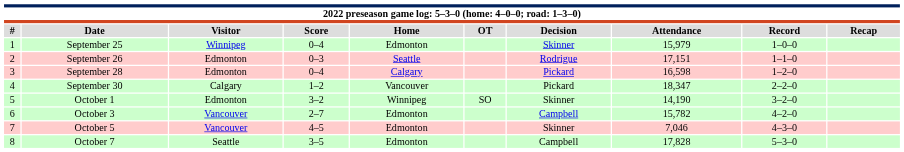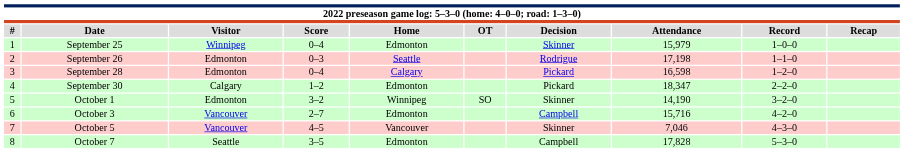(677, 58) 17,151 -> (677, 58) 17,198
(407, 86) Vancouver -> (407, 86) Edmonton
(677, 114) 15,782 -> (677, 114) 15,716
(407, 127) Edmonton -> (407, 127) Vancouver
